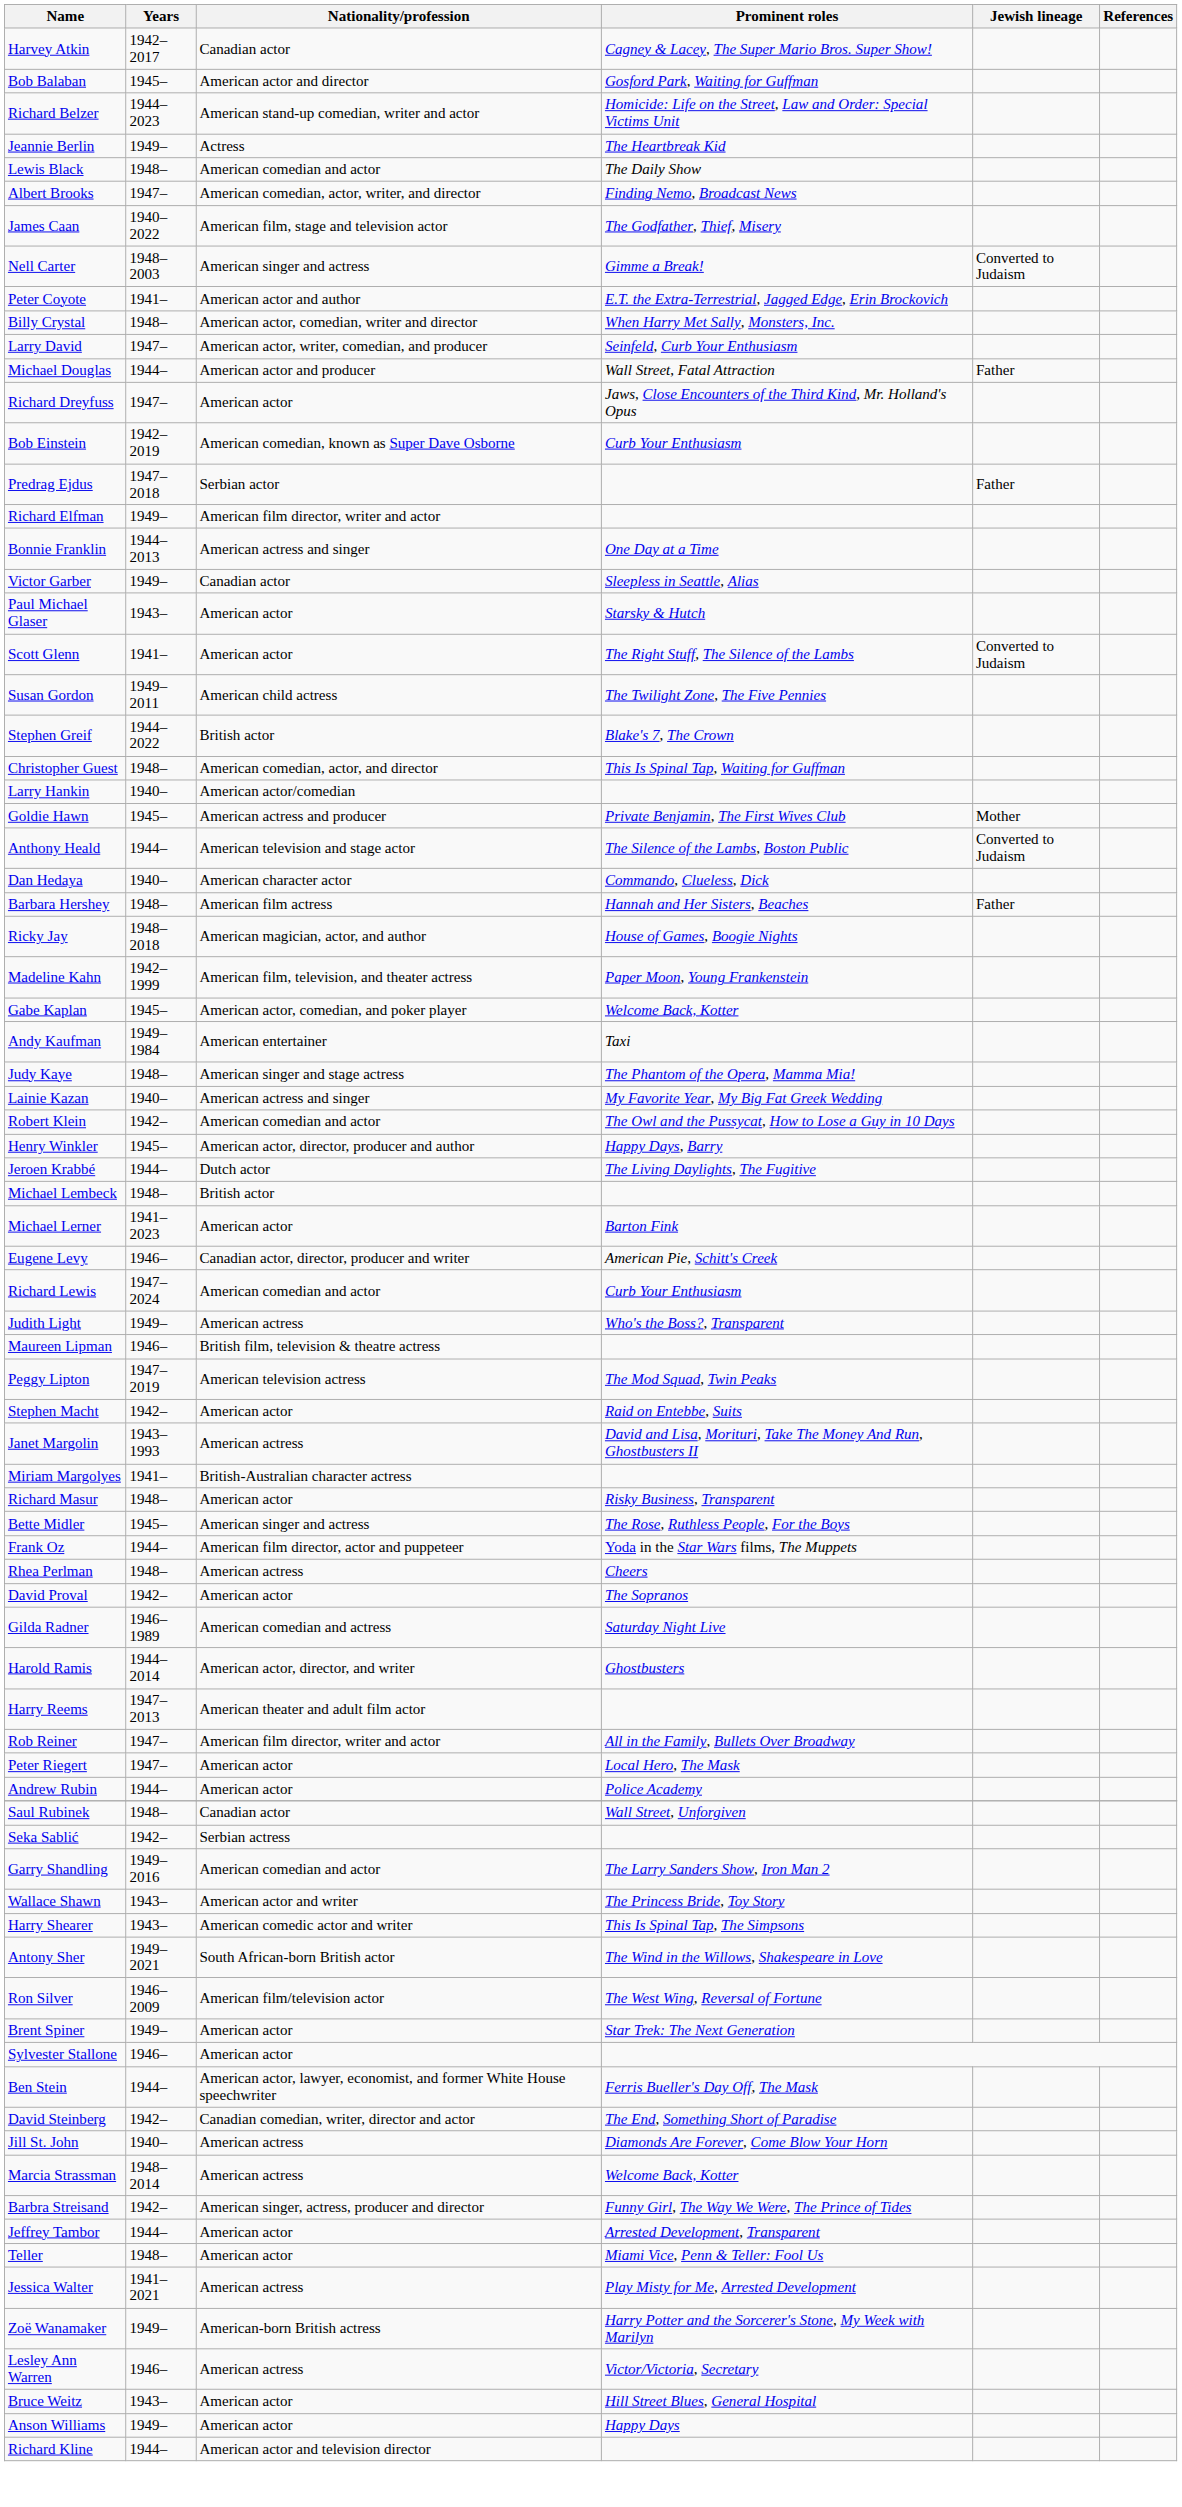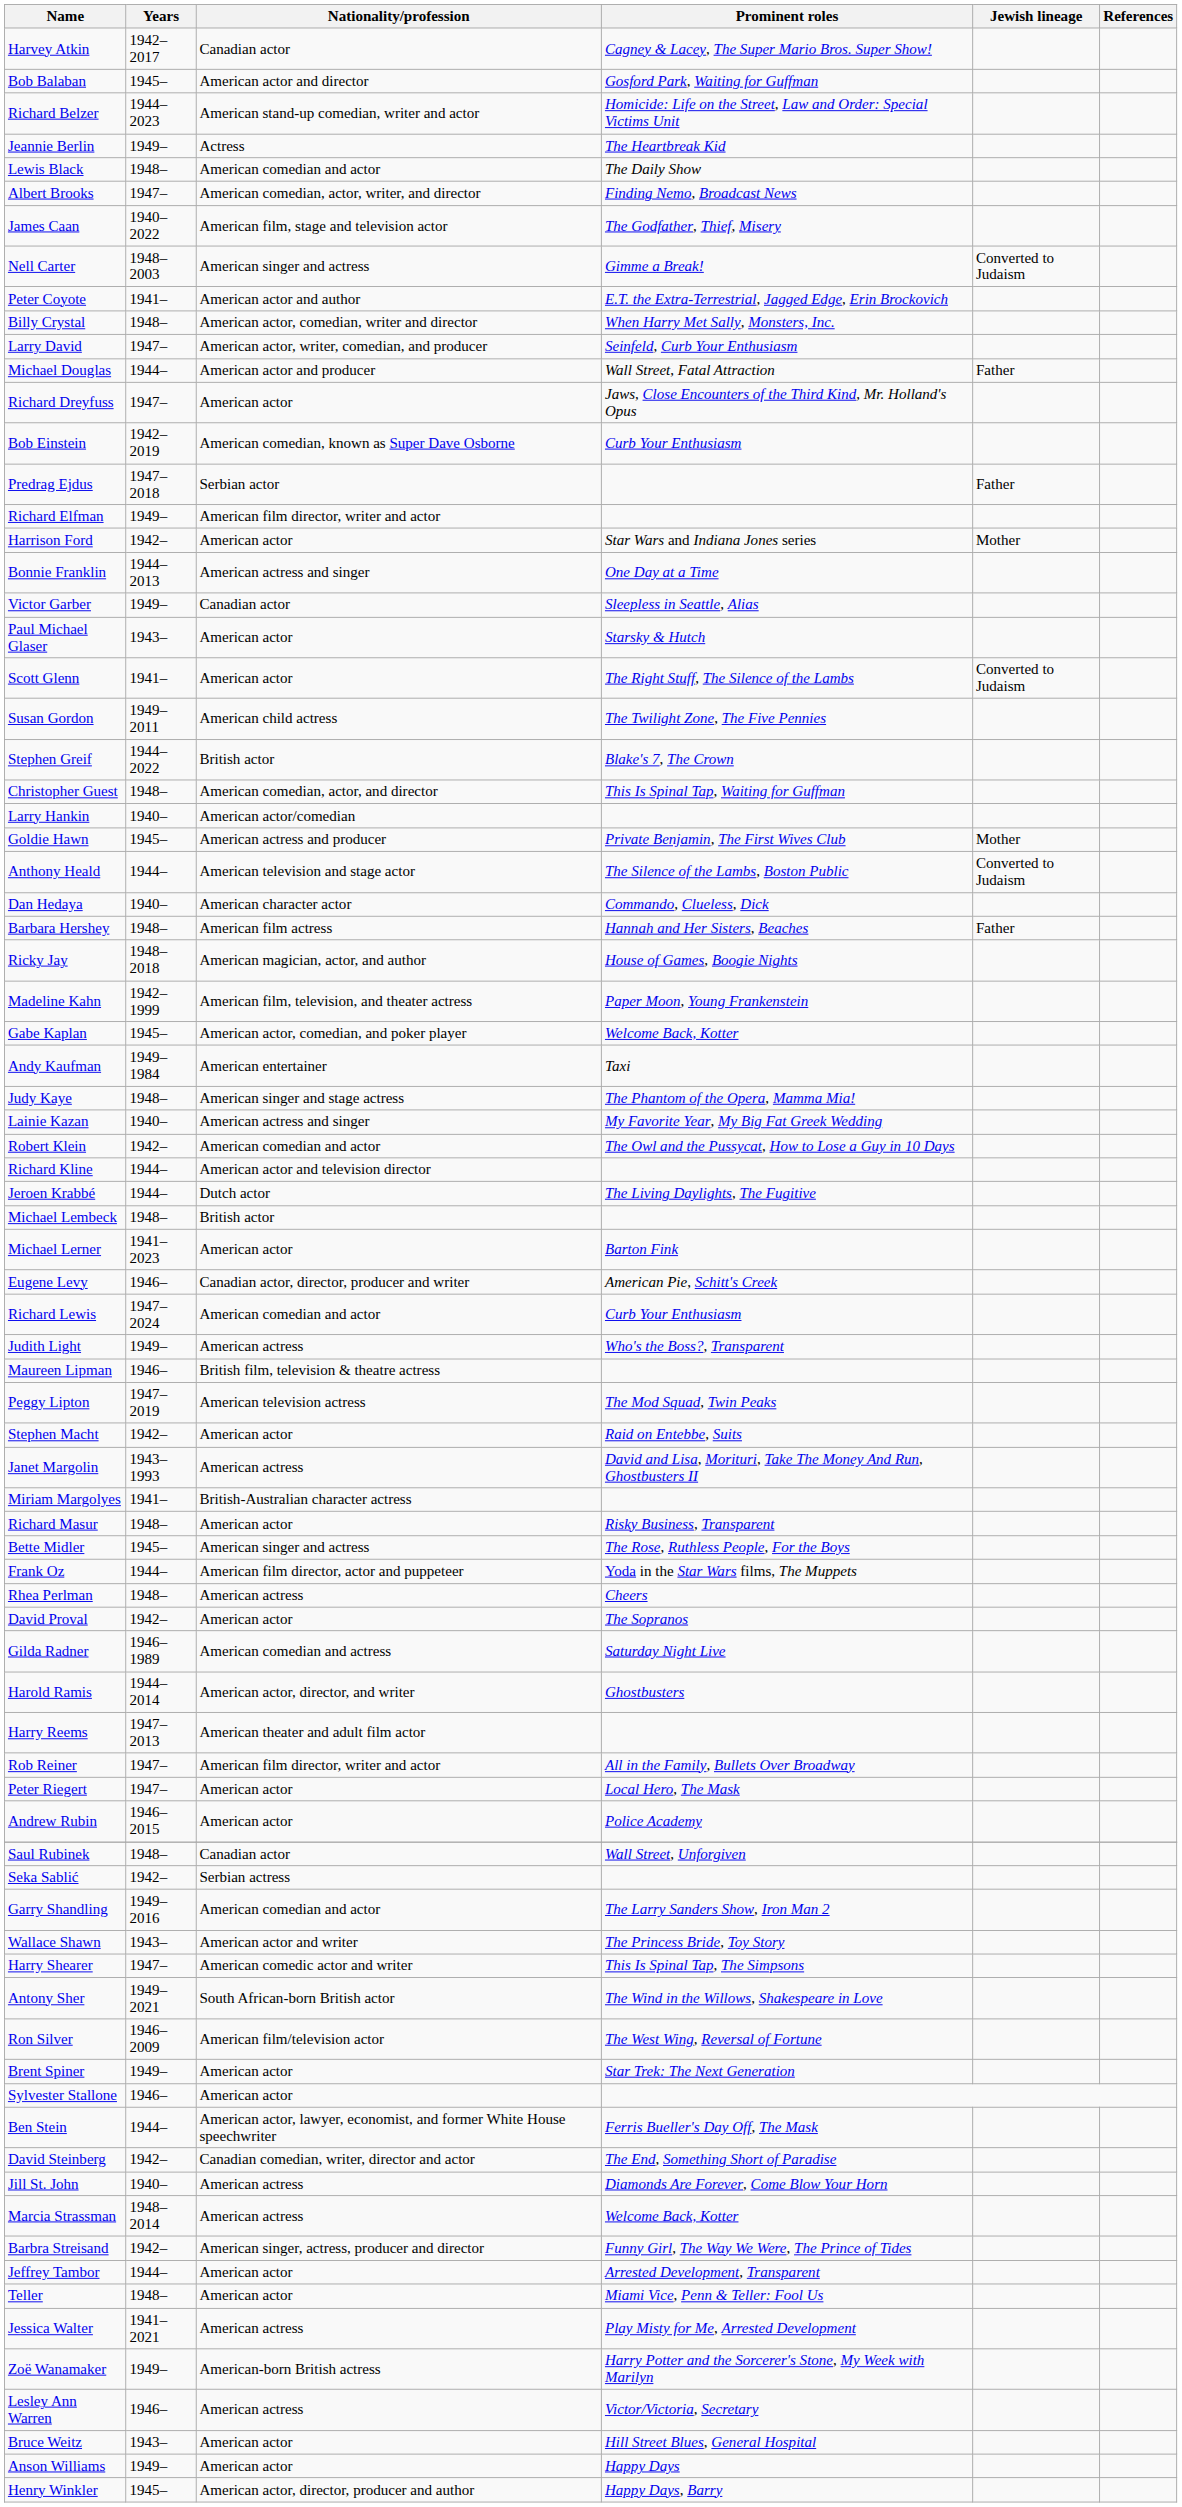+ row: (50, 540)
rows swapped: (50, 2449) <-> (53, 1145)
(148, 1789) 1944– -> (148, 1821) 1946–2015
(148, 1925) 1943– -> (148, 1965) 1947–
